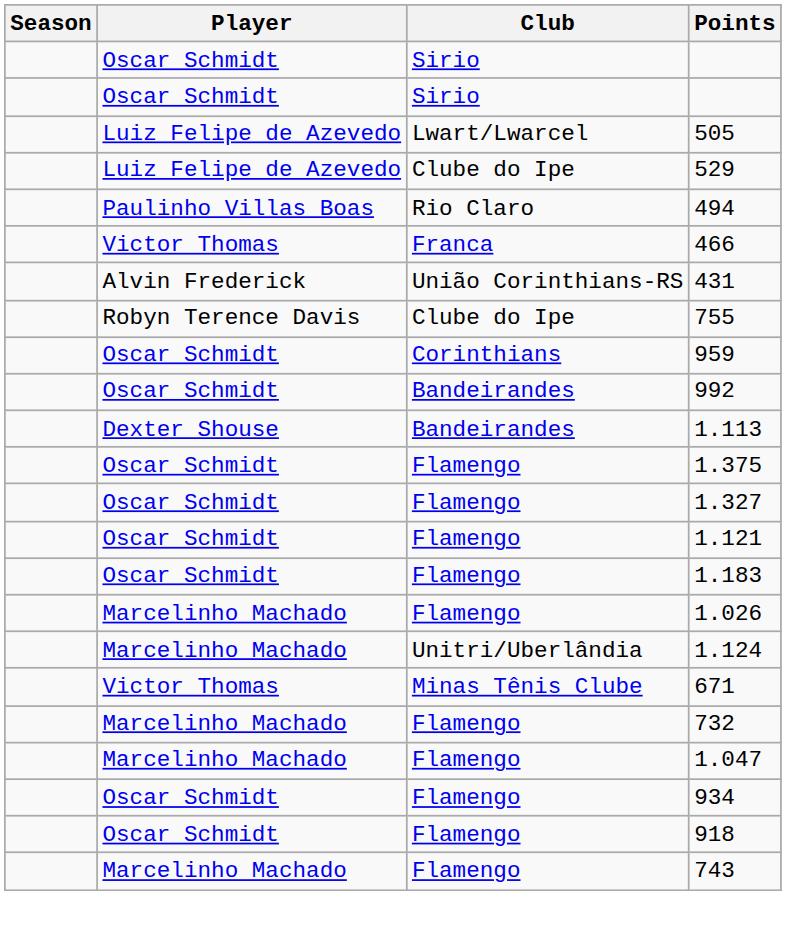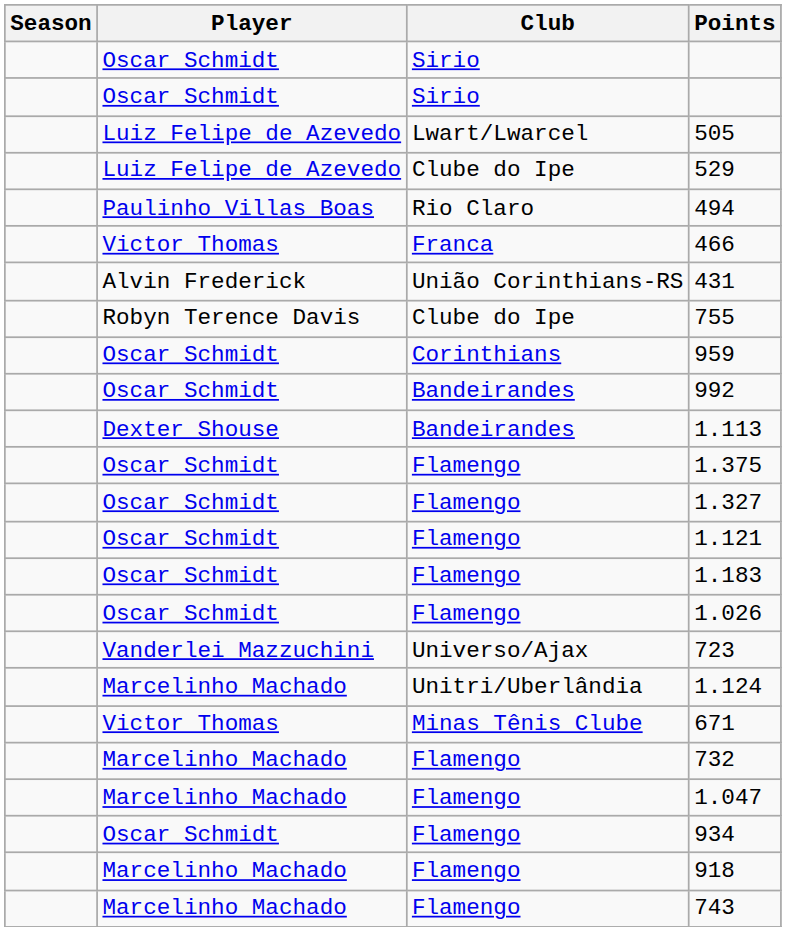(225, 613) Marcelinho Machado -> (191, 613) Oscar Schmidt
+ row: (500, 650)
(191, 834) Oscar Schmidt -> (225, 871) Marcelinho Machado
